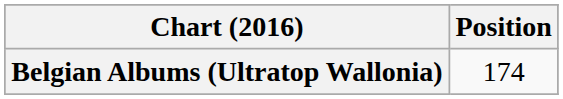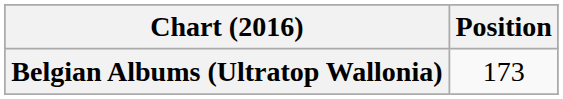(504, 71) 174 -> (504, 71) 173
